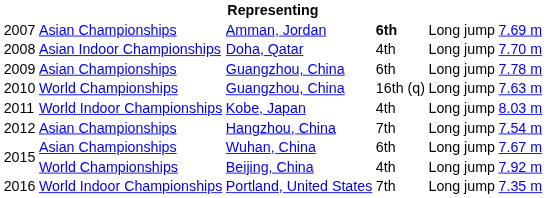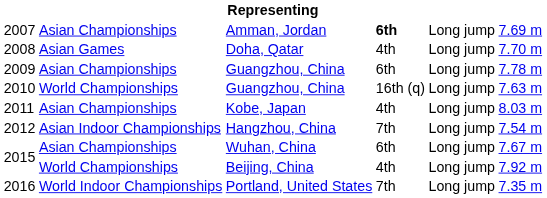(130, 49) Asian Indoor Championships -> (82, 49) Asian Games
(131, 108) World Indoor Championships -> (108, 108) Asian Championships
(108, 128) Asian Championships -> (130, 128) Asian Indoor Championships
